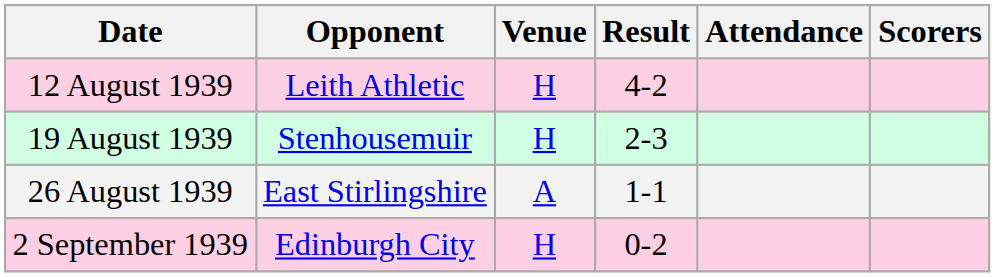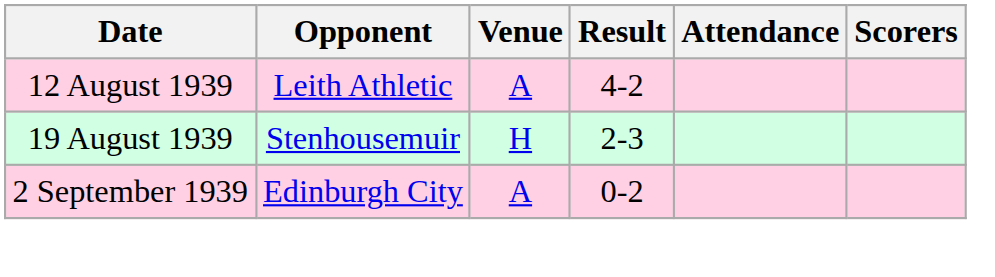(544, 84) H -> (520, 84) A
- row: (130, 191)
(544, 244) H -> (520, 191) A
